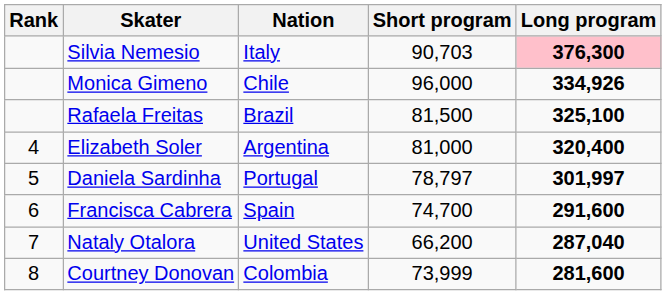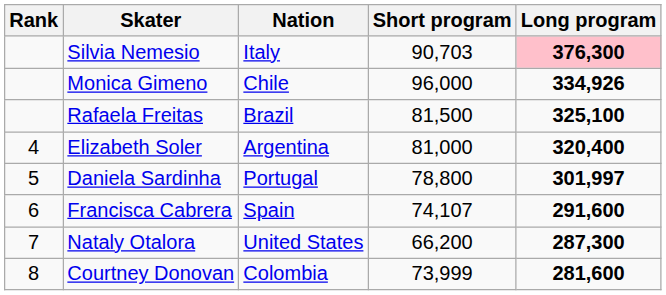(442, 178) 78,797 -> (442, 178) 78,800
(442, 210) 74,700 -> (442, 210) 74,107
(589, 242) 287,040 -> (589, 242) 287,300
